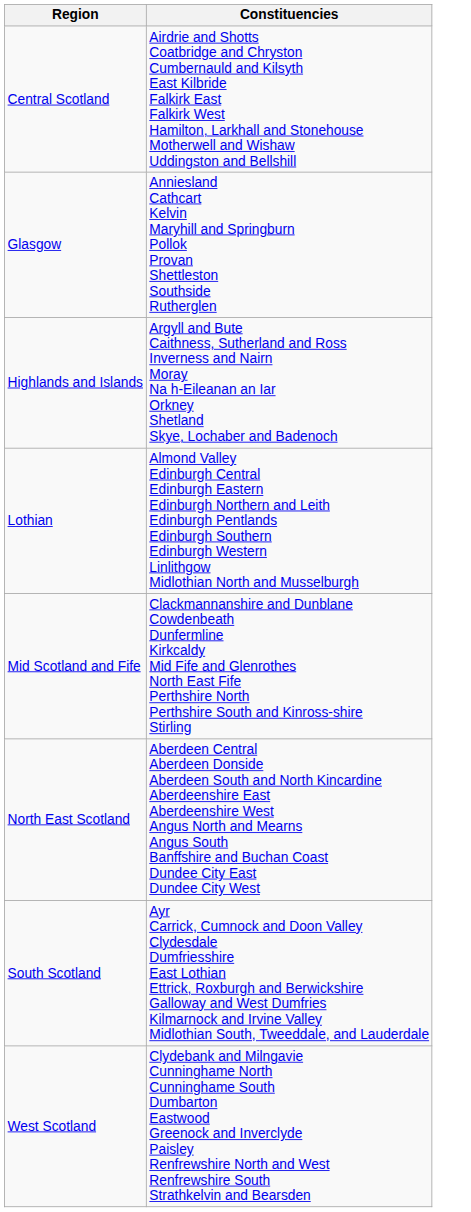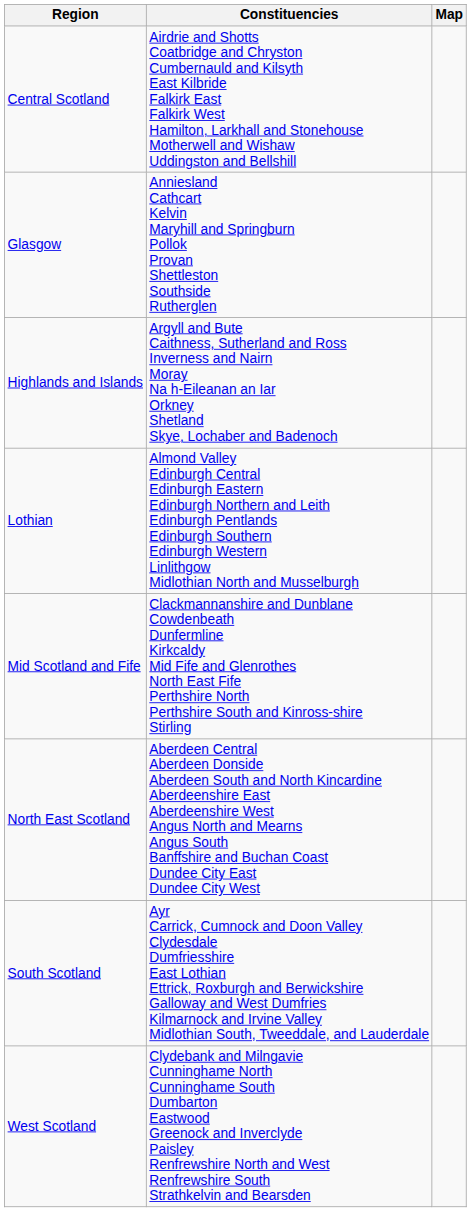+ column: (449, 15)
